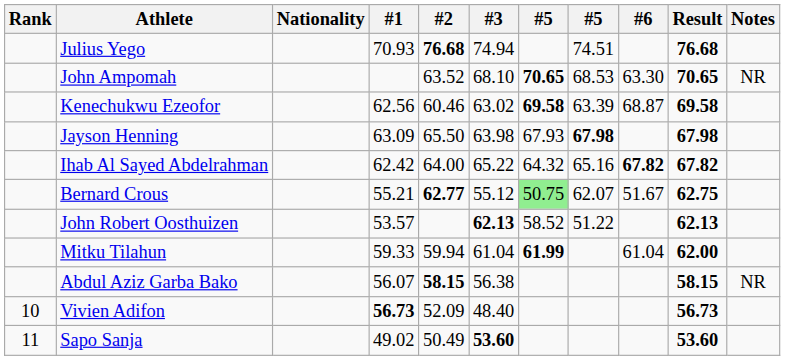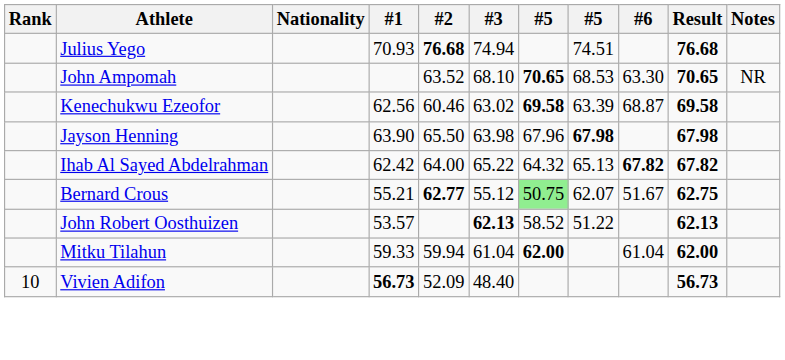(394, 135) 63.09 -> (394, 135) 63.90
(543, 135) 67.93 -> (543, 135) 67.96
(593, 164) 65.16 -> (593, 164) 65.13
(543, 252) 61.99 -> (543, 252) 62.00
- row: (149, 281)
- row: (101, 340)
